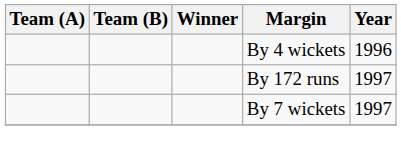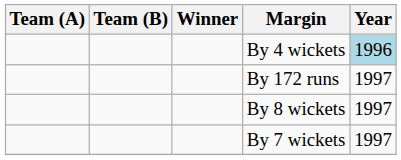(373, 49) no background -> (373, 49) lightblue background
+ row: (296, 109)
